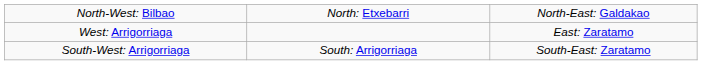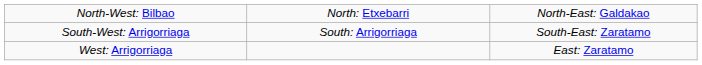rows swapped: (126, 32) <-> (126, 50)
